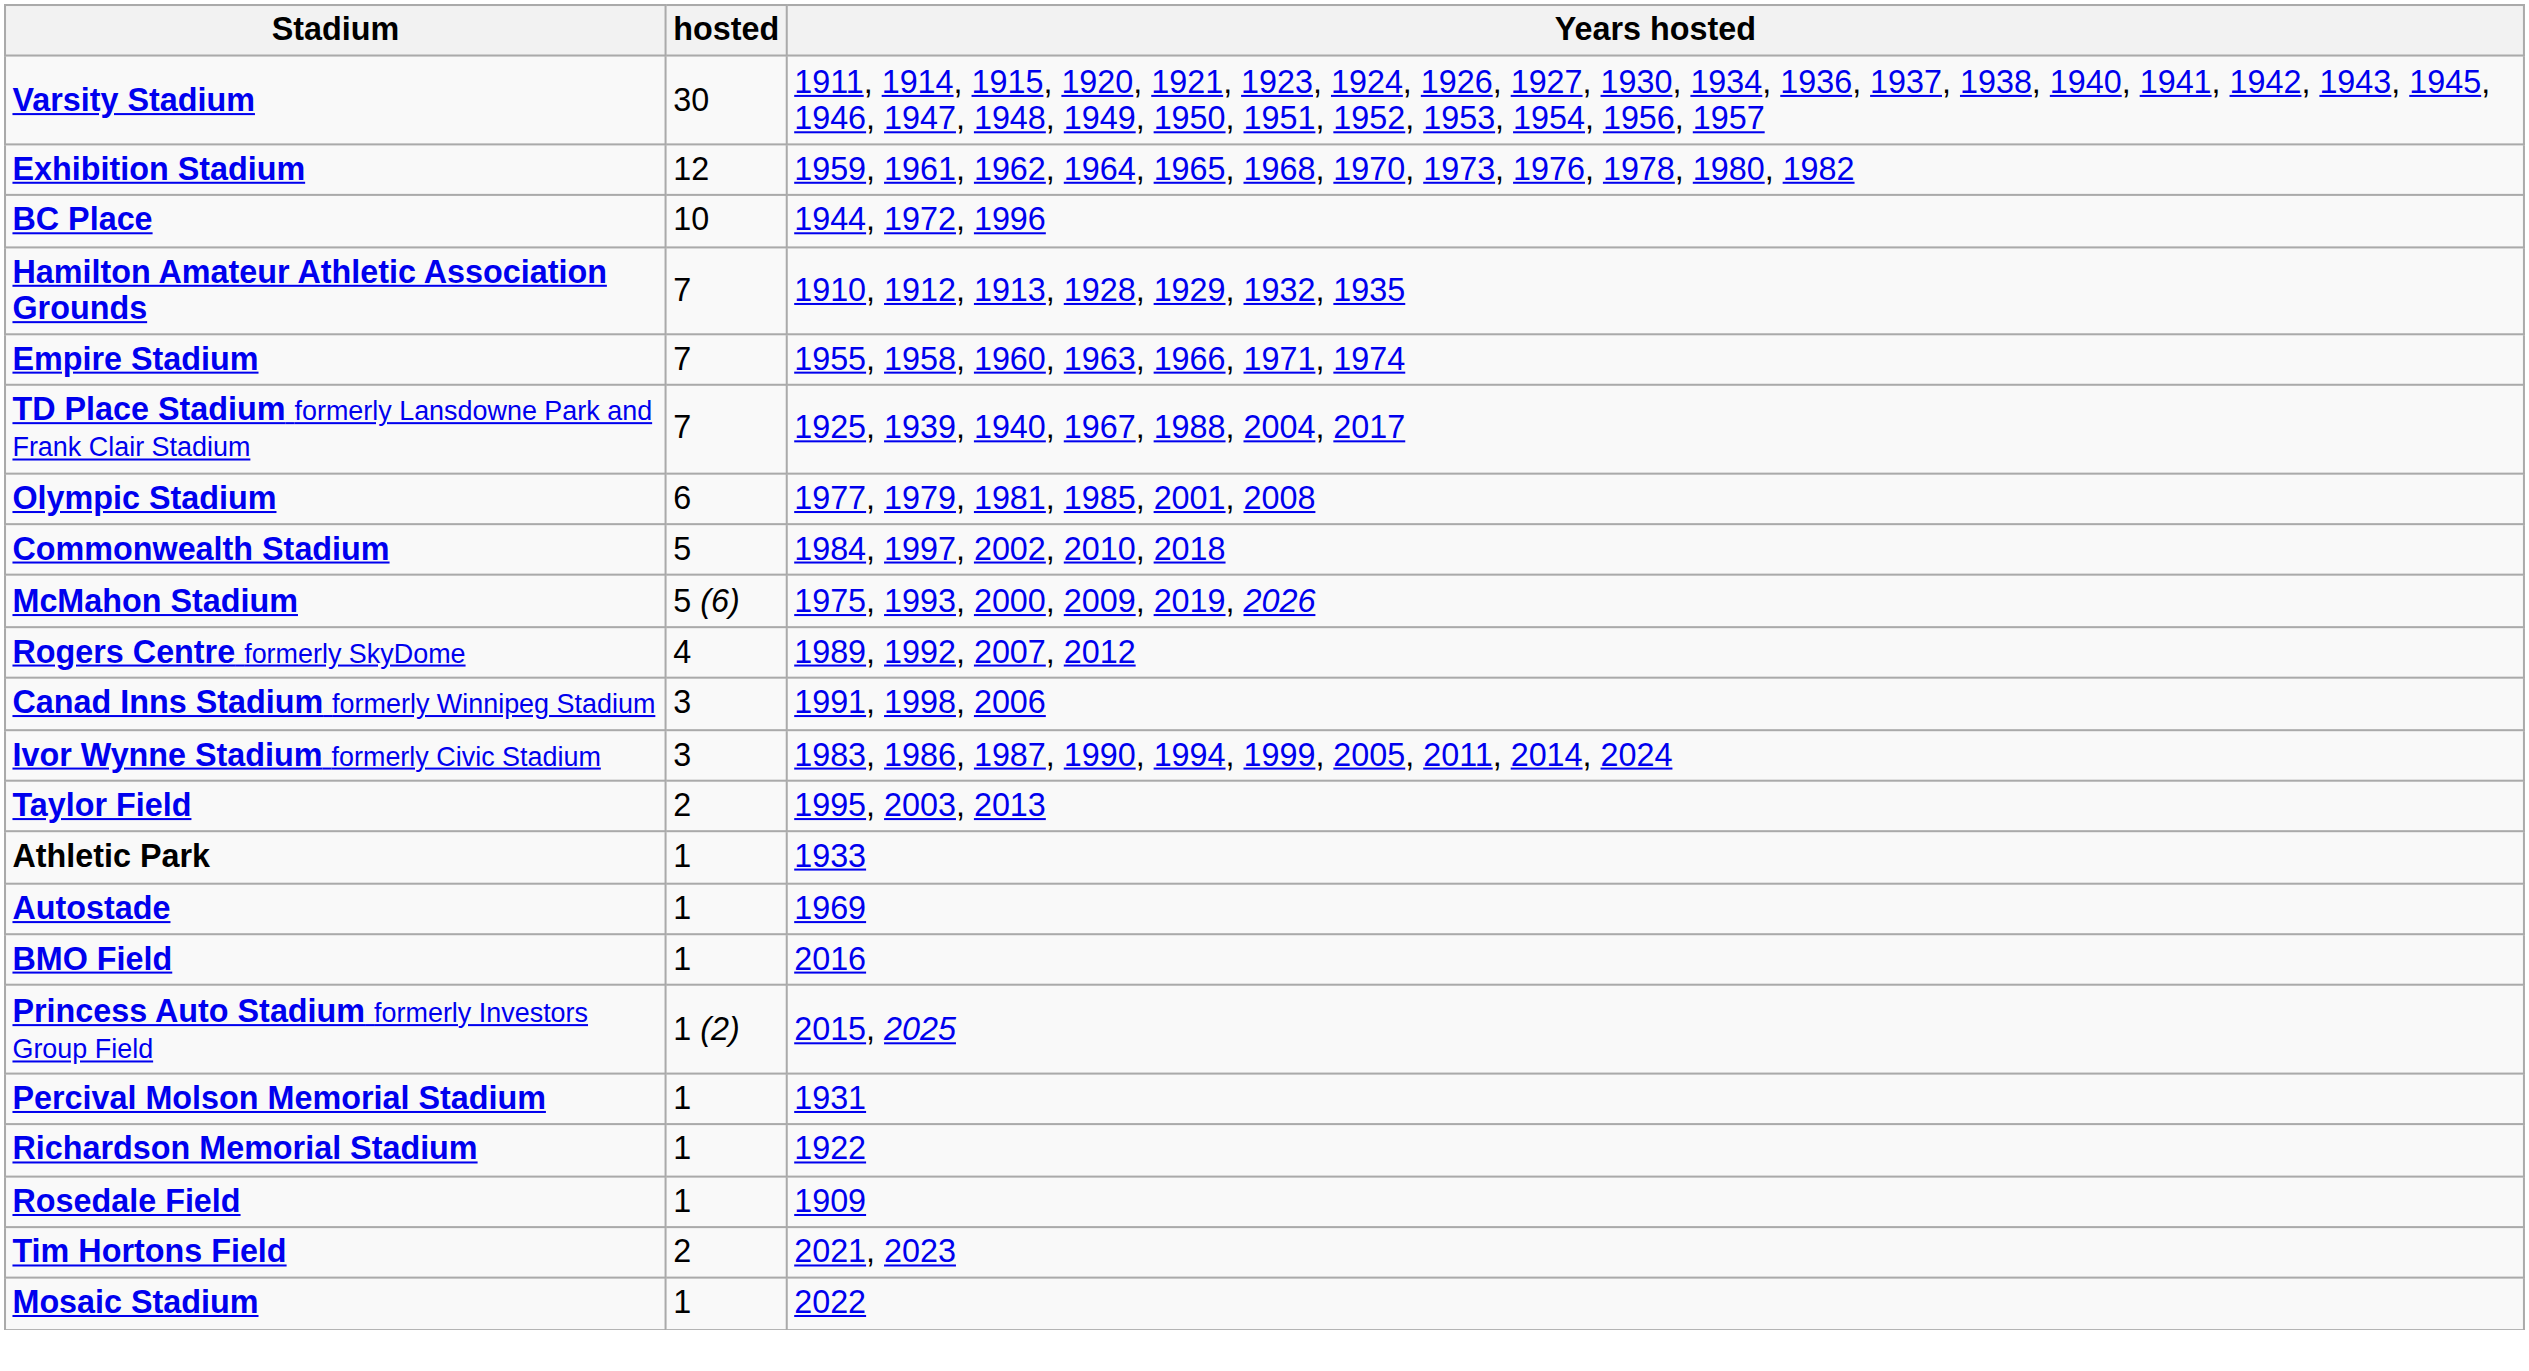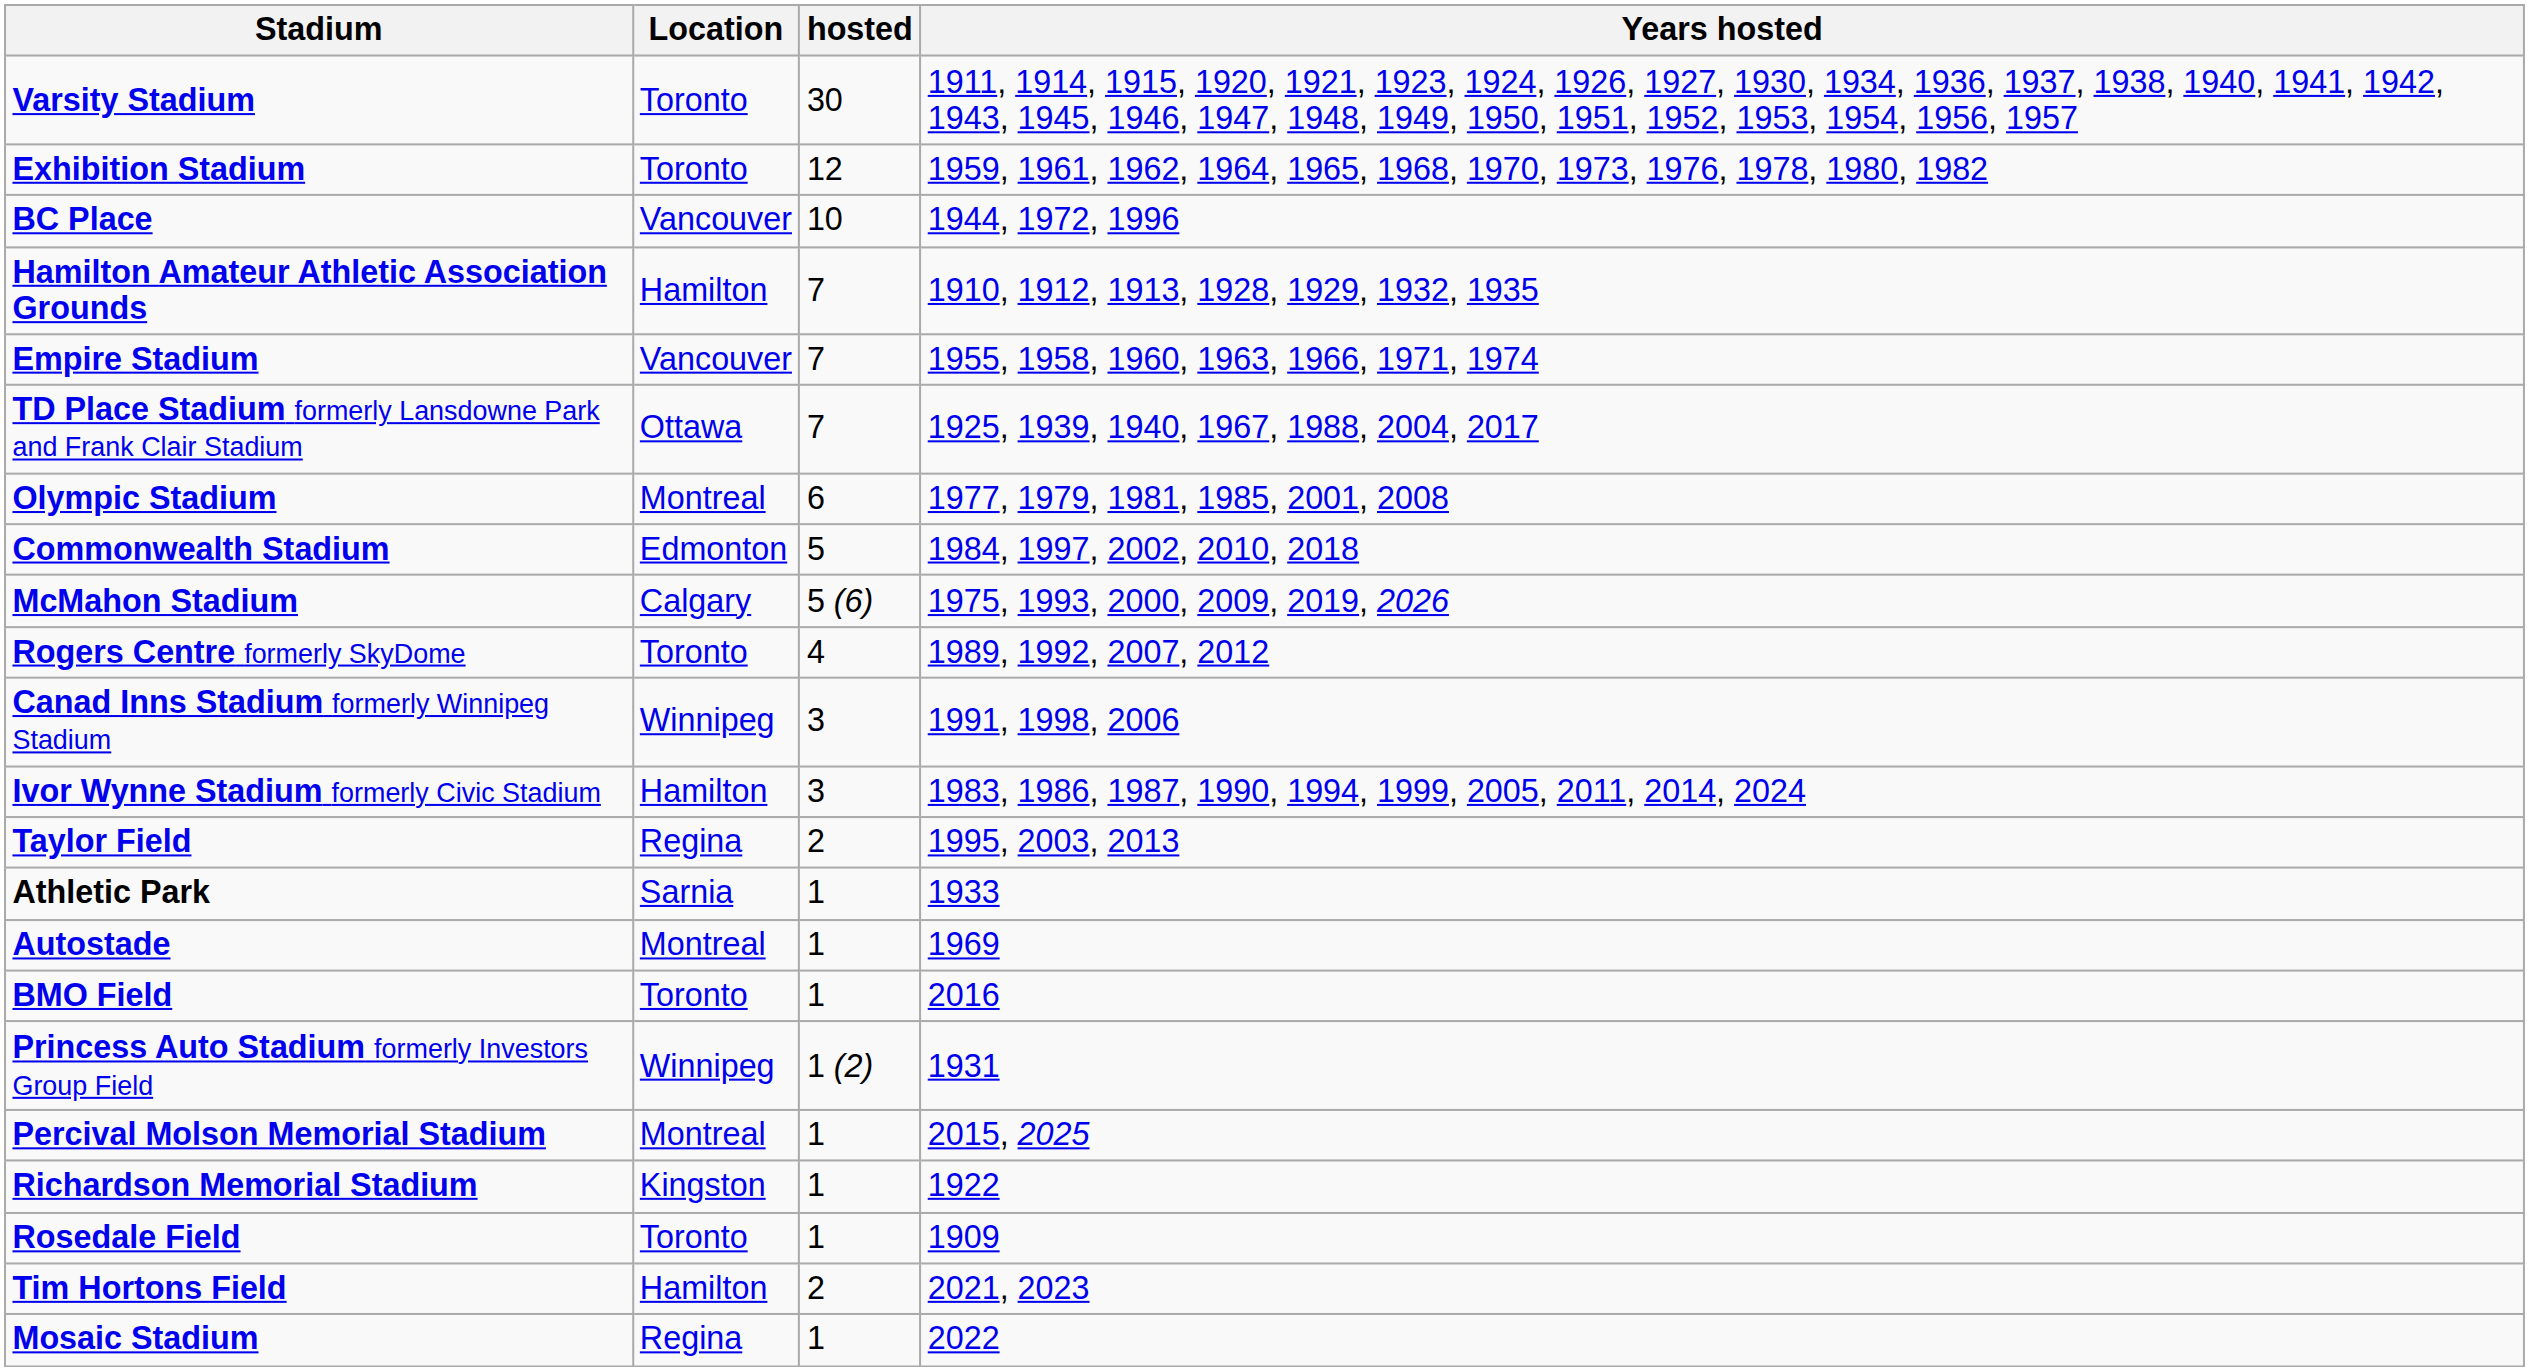+ column: (716, 30)
(875, 1028) 2015, 2025 -> (964, 1065) 1931
(830, 1098) 1931 -> (1009, 1134) 2015, 2025
